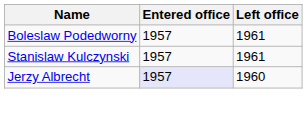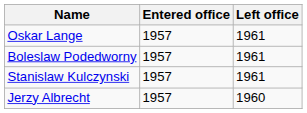+ row: (45, 35)
(157, 77) lavender background -> (157, 98) no background
